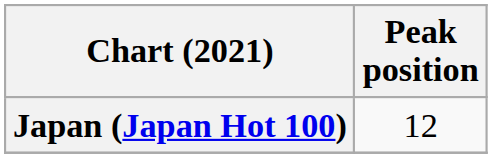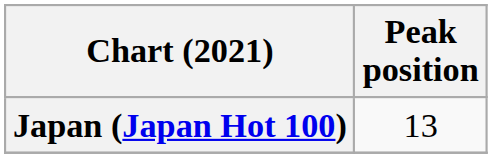(421, 124) 12 -> (421, 124) 13
